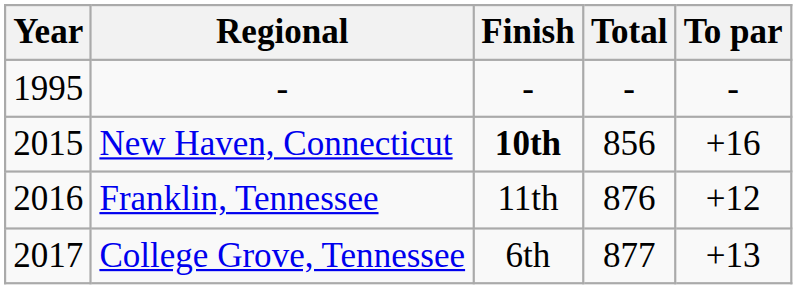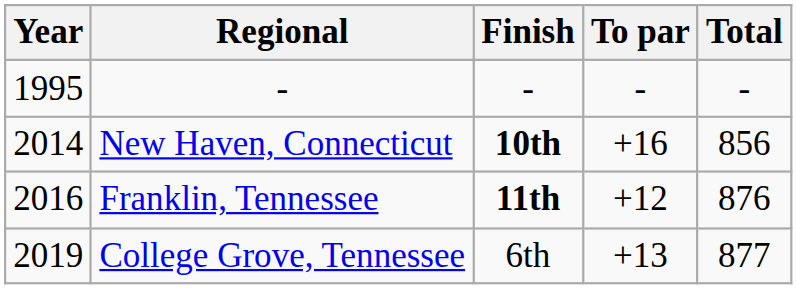columns swapped: (629, 32) <-> (733, 32)
(48, 143) 2015 -> (48, 143) 2014
(528, 198) normal -> (528, 198) bold
(48, 254) 2017 -> (48, 254) 2019
